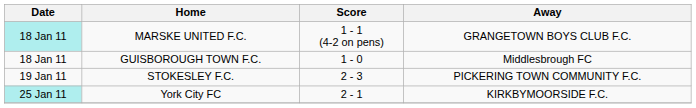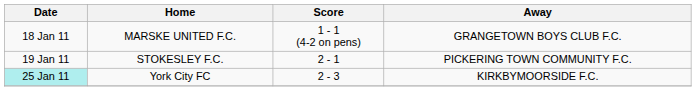(43, 36) paleturquoise background -> (46, 36) no background
- row: (191, 59)
(352, 77) 2 - 3 -> (329, 59) 2 - 1
(352, 94) 2 - 1 -> (329, 77) 2 - 3
